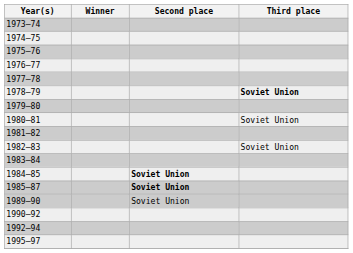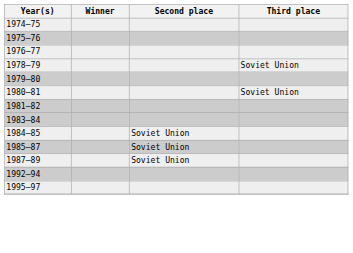- row: (23, 24)
- row: (23, 79)
(270, 92) bold -> (270, 65) normal
- row: (23, 146)
(160, 174) bold -> (160, 133) normal
(160, 187) bold -> (160, 146) normal
+ row: (23, 160)
- row: (23, 201)
- row: (23, 214)
